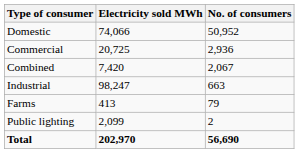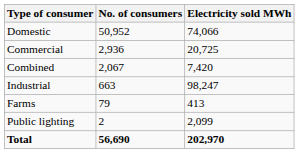columns swapped: (250, 13) <-> (151, 13)
